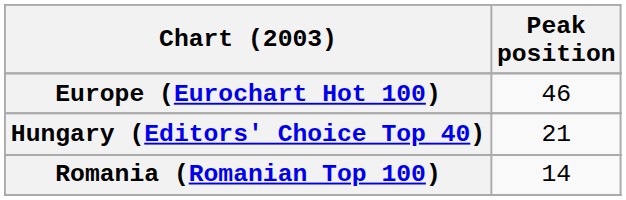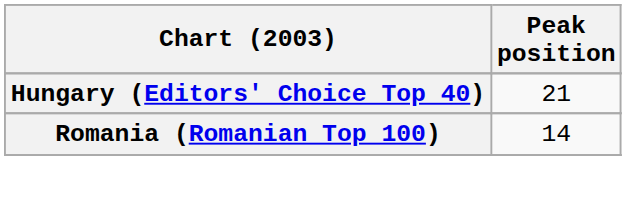- row: (248, 94)
